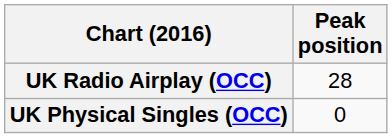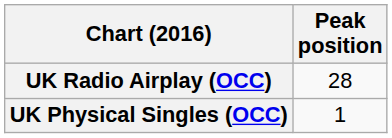(340, 115) 0 -> (340, 115) 1
